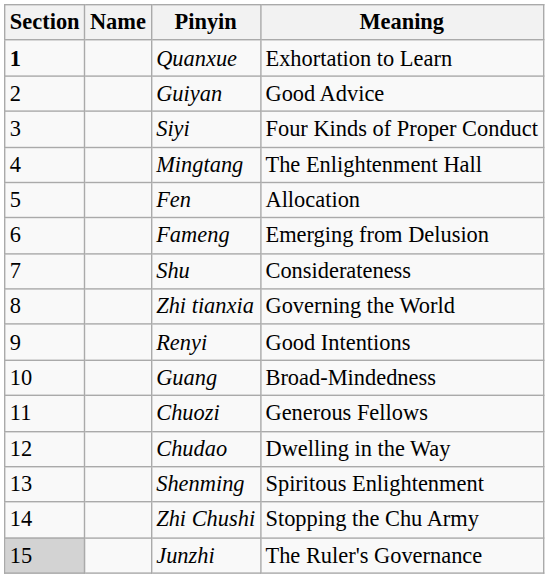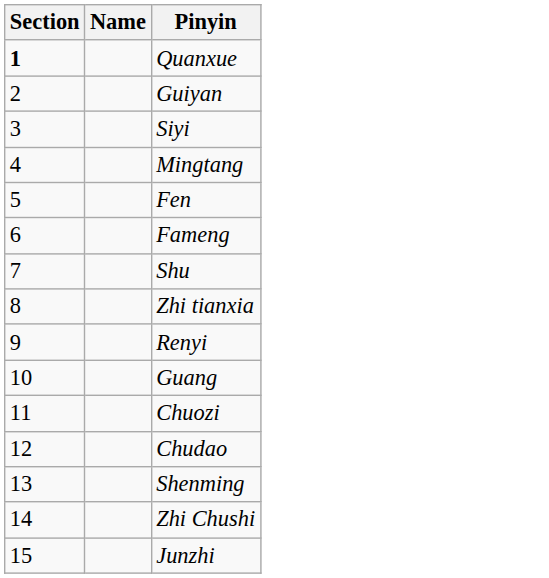- column: (402, 22)
(21, 555) lightgrey background -> (21, 555) no background
